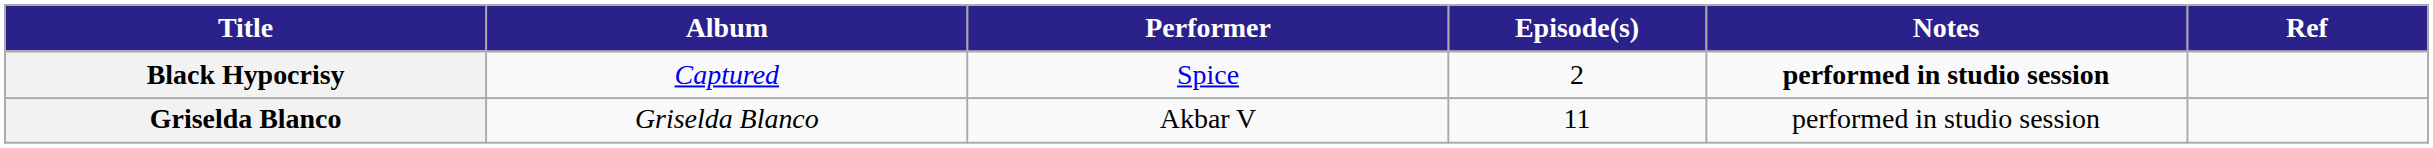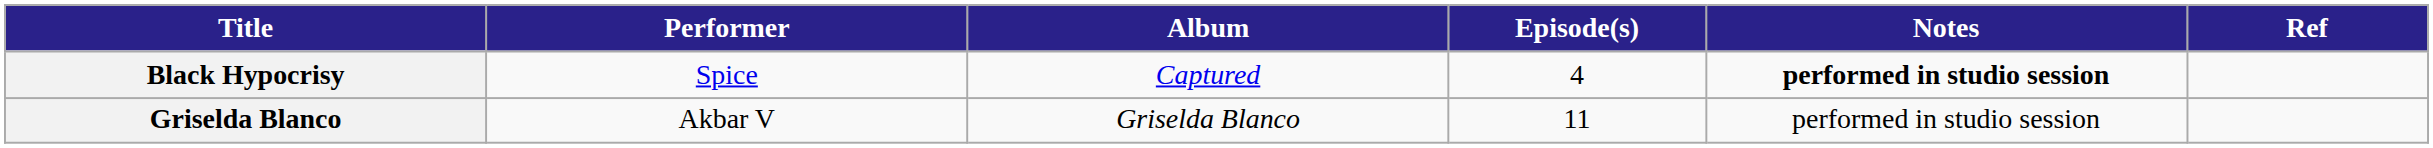columns swapped: (1208, 27) <-> (727, 27)
(1577, 74) 2 -> (1577, 74) 4
